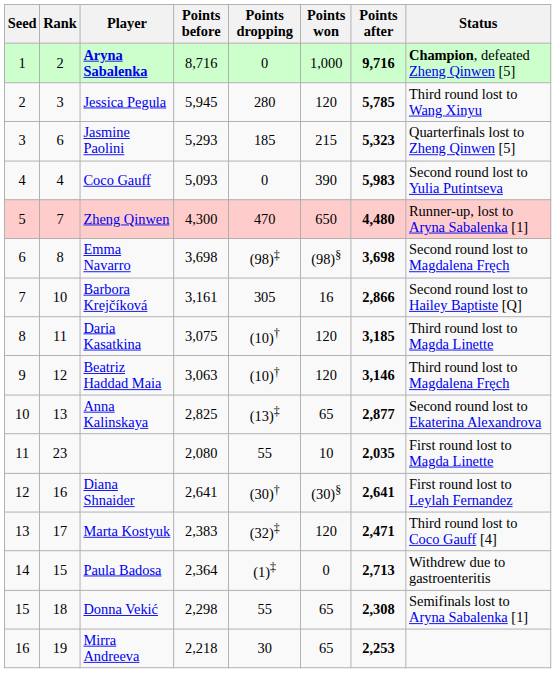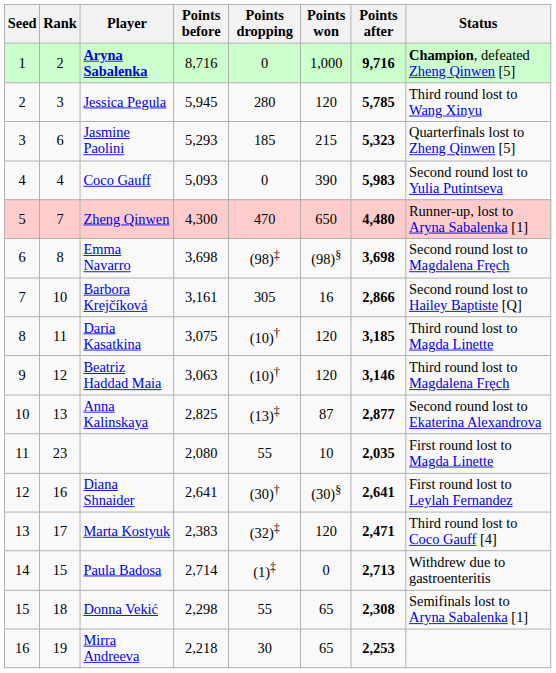(326, 414) 65 -> (326, 414) 87
(201, 570) 2,364 -> (201, 570) 2,714
